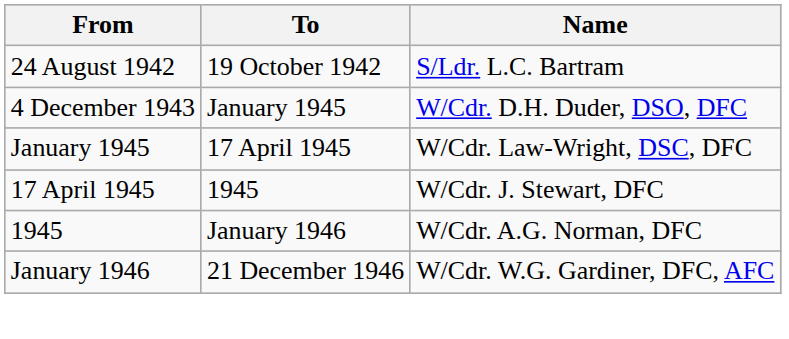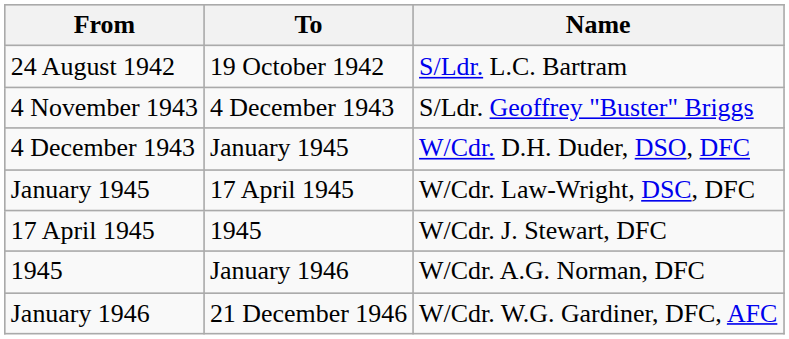+ row: (104, 107)
